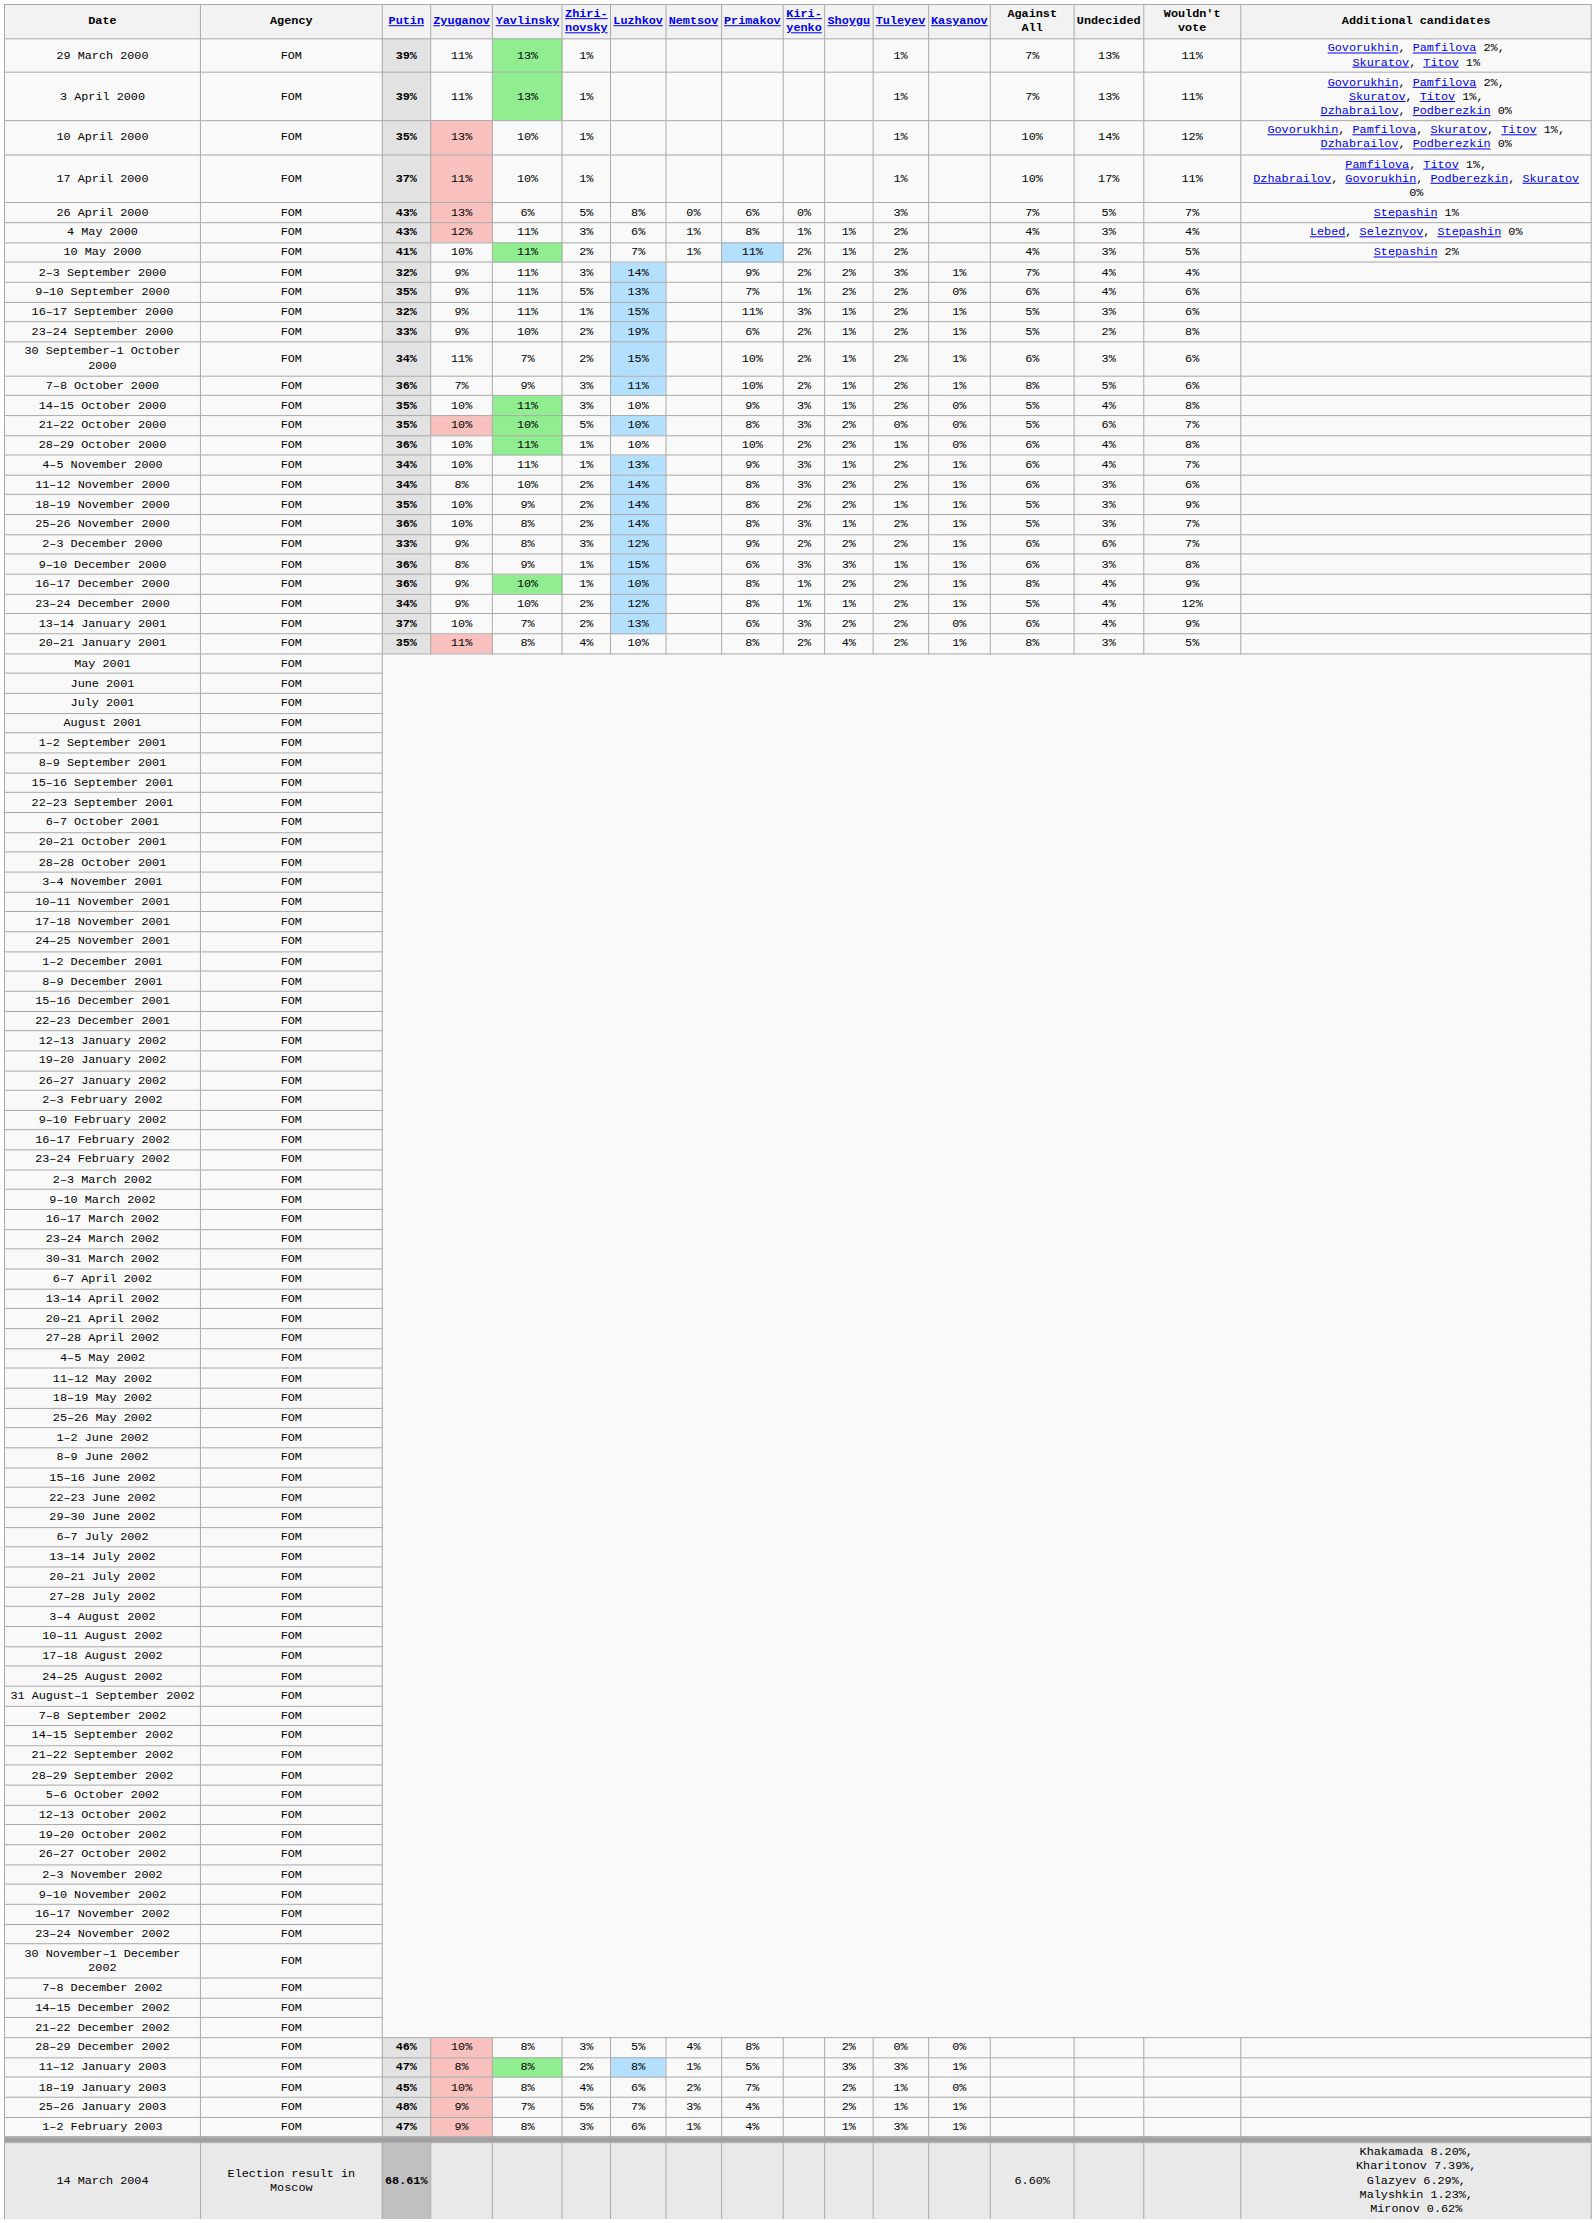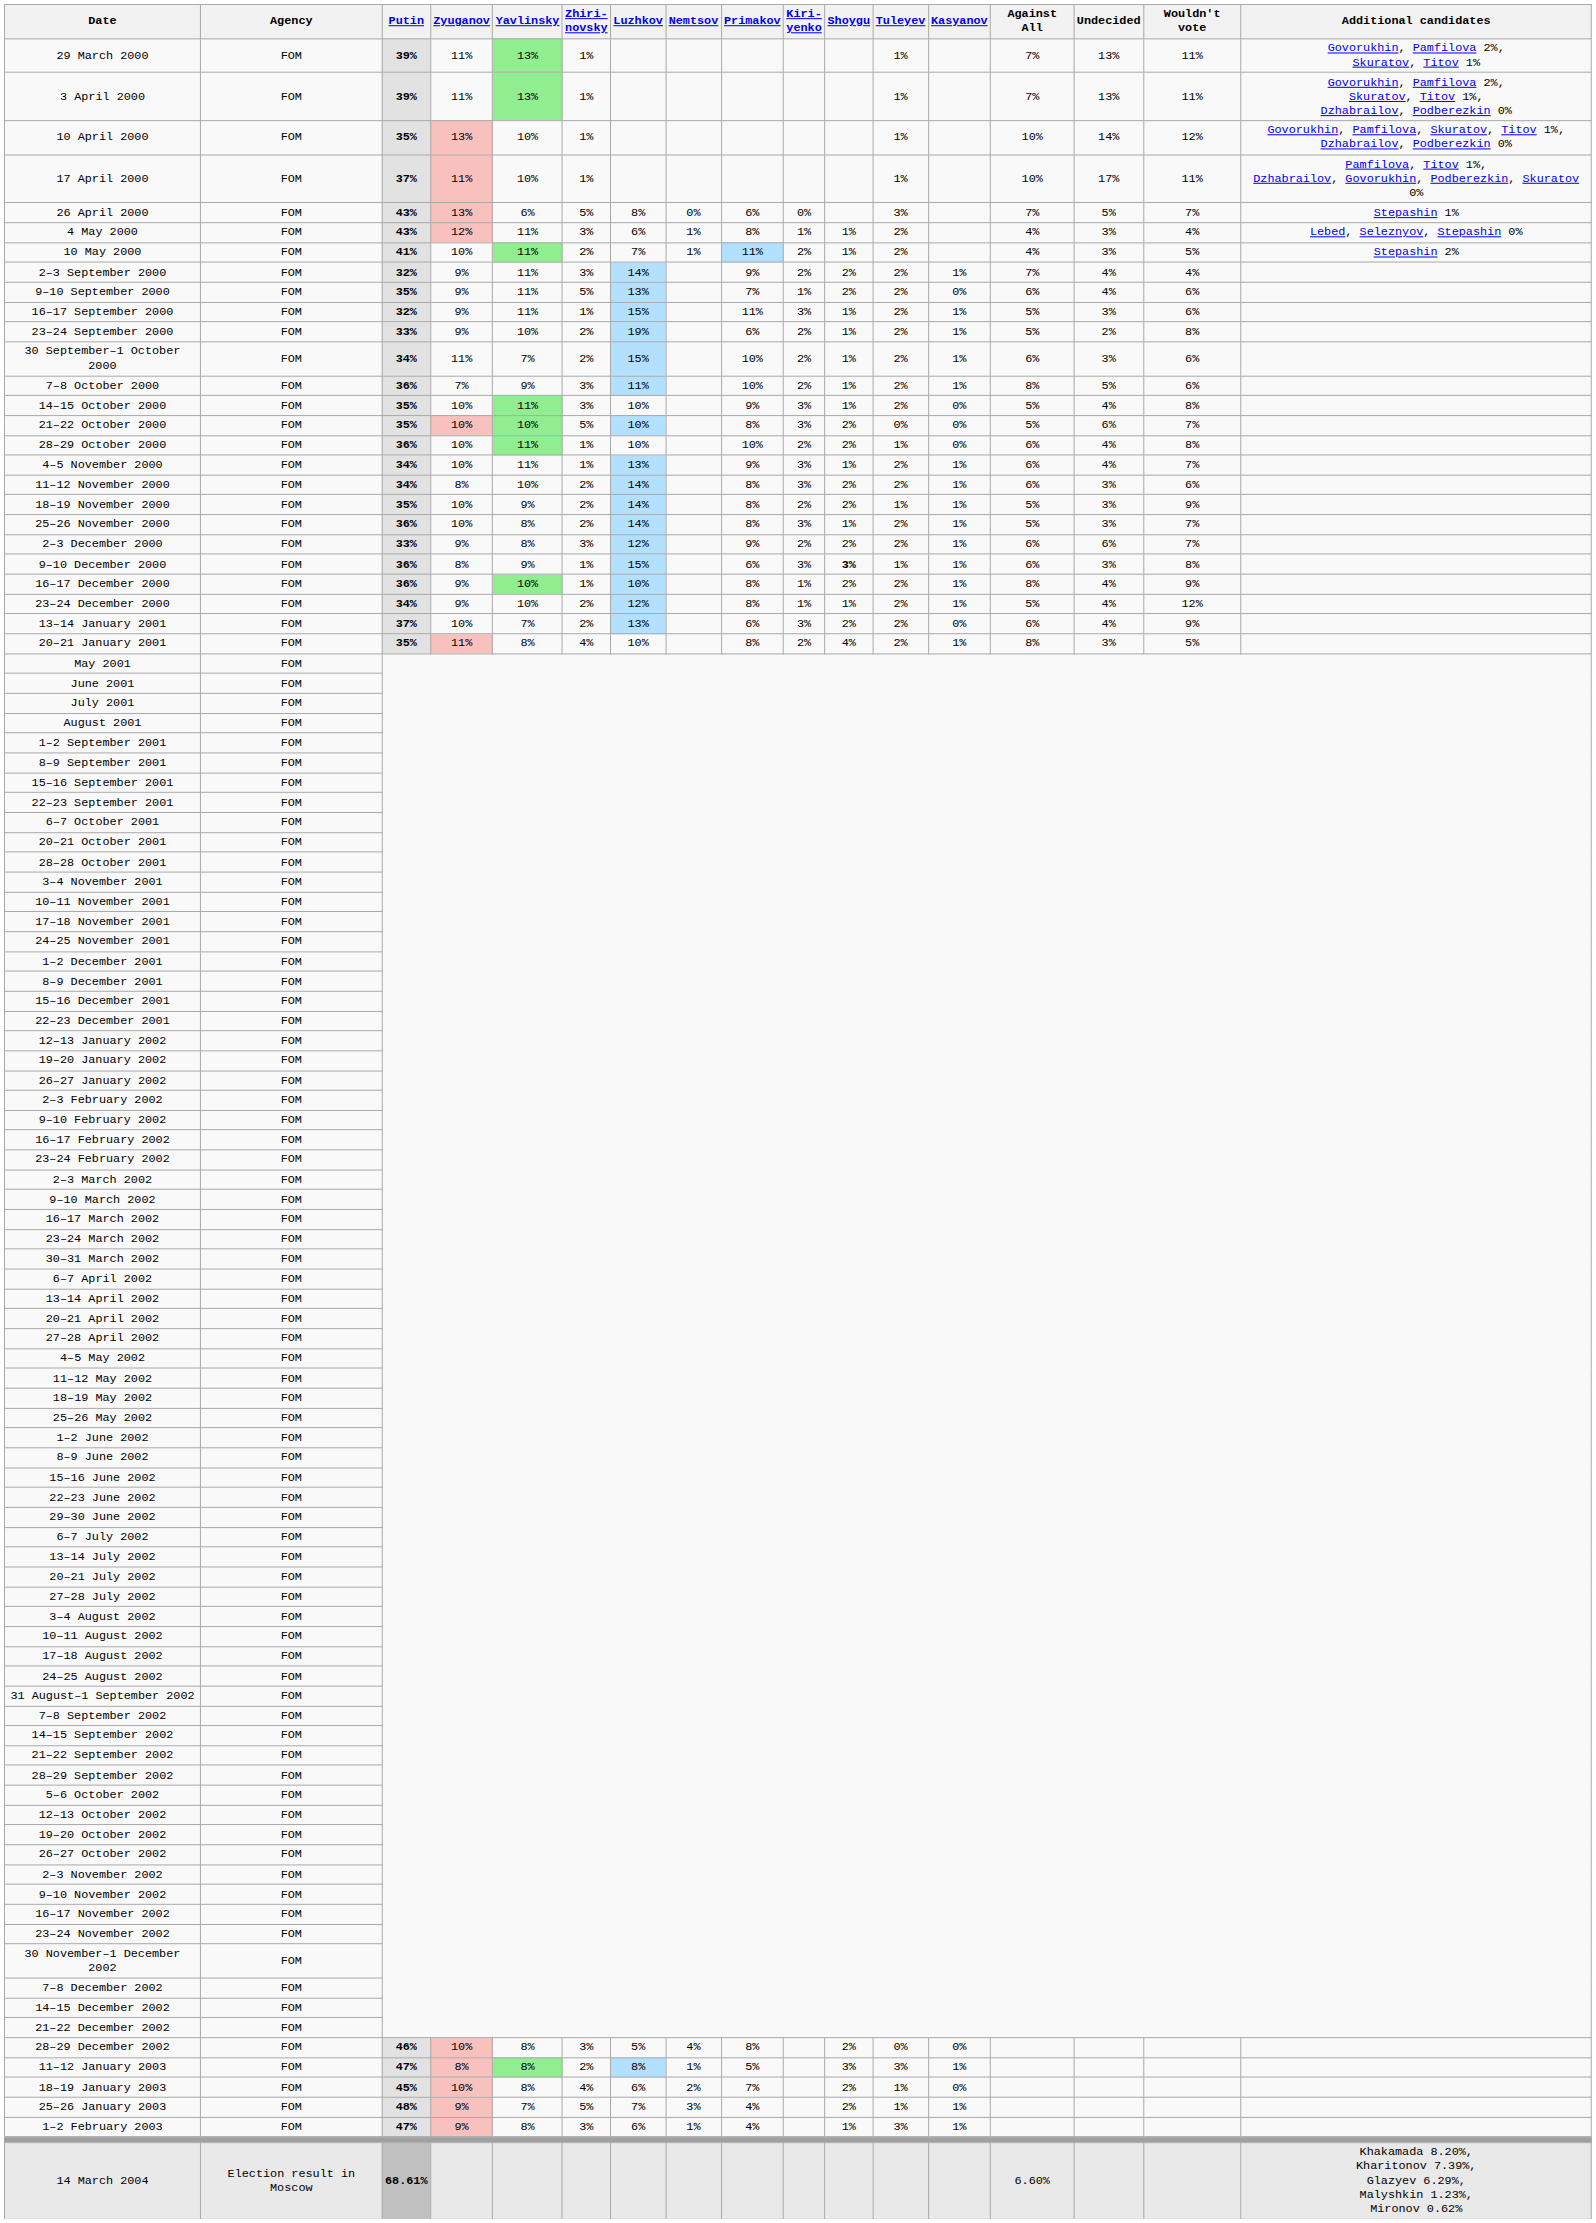(901, 272) 3% -> (901, 272) 2%
(849, 564) normal -> (849, 564) bold
